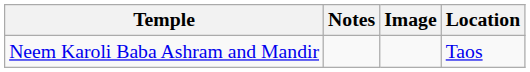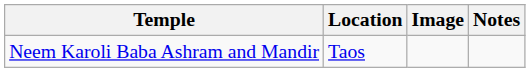columns swapped: (483, 20) <-> (352, 20)
